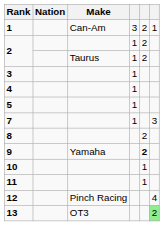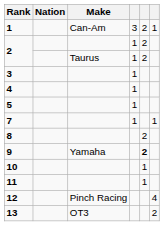(154, 120) 3 -> (154, 120) 1
(154, 213) lightgreen background -> (154, 213) no background
